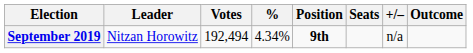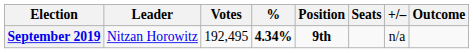(226, 36) 192,494 -> (226, 36) 192,495
(272, 36) normal -> (273, 36) bold
